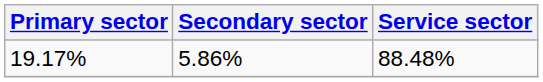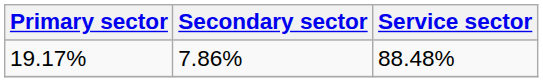(210, 58) 5.86% -> (210, 58) 7.86%
